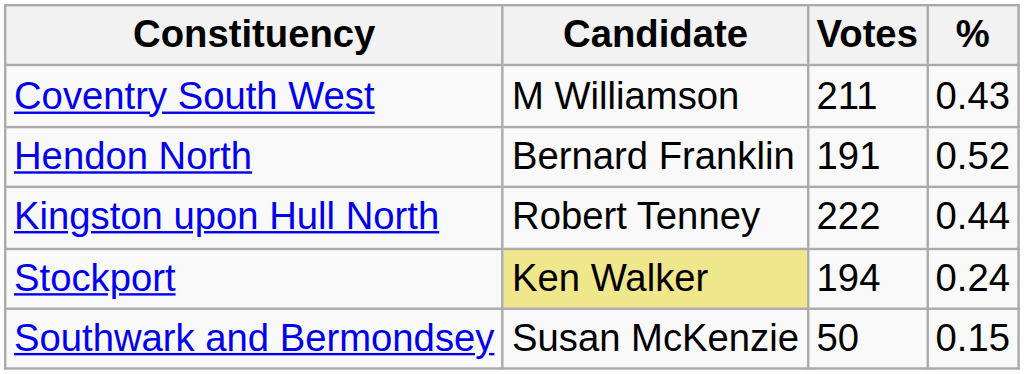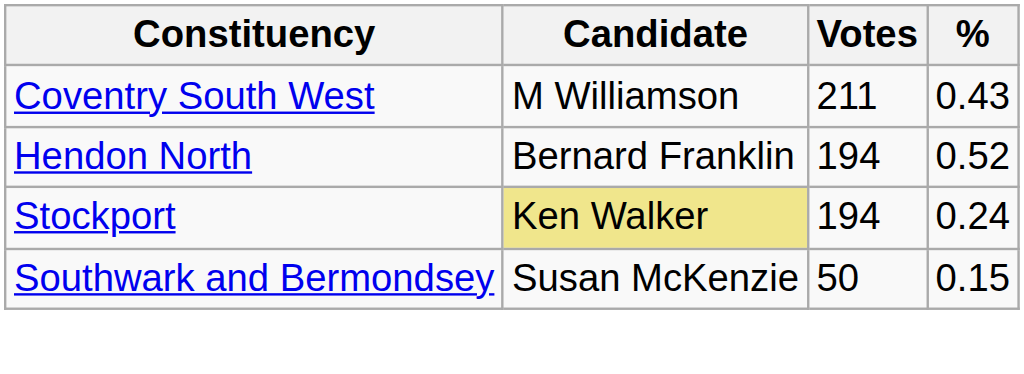(849, 156) 191 -> (849, 156) 194
- row: (227, 216)
